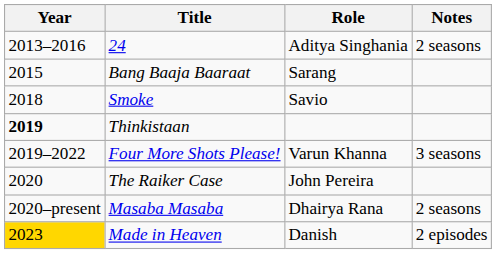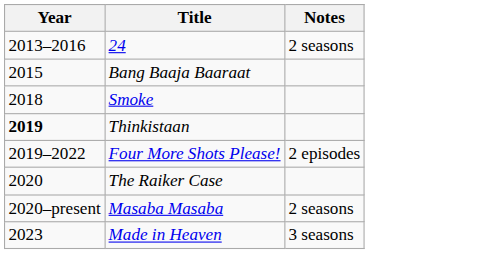- column: (348, 18)
(448, 153) 3 seasons -> (324, 153) 2 episodes
(26, 235) gold background -> (26, 235) no background
(452, 235) 2 episodes -> (321, 235) 3 seasons
